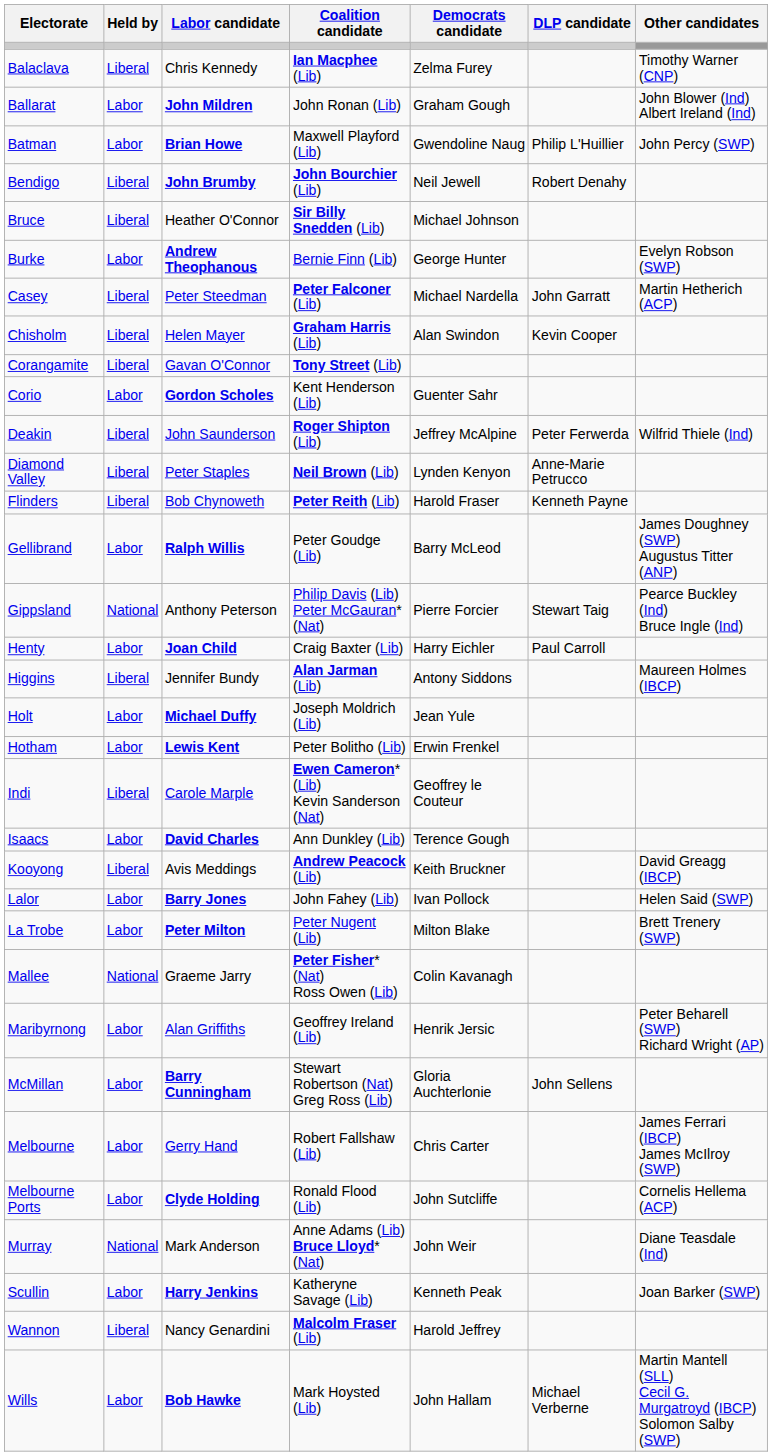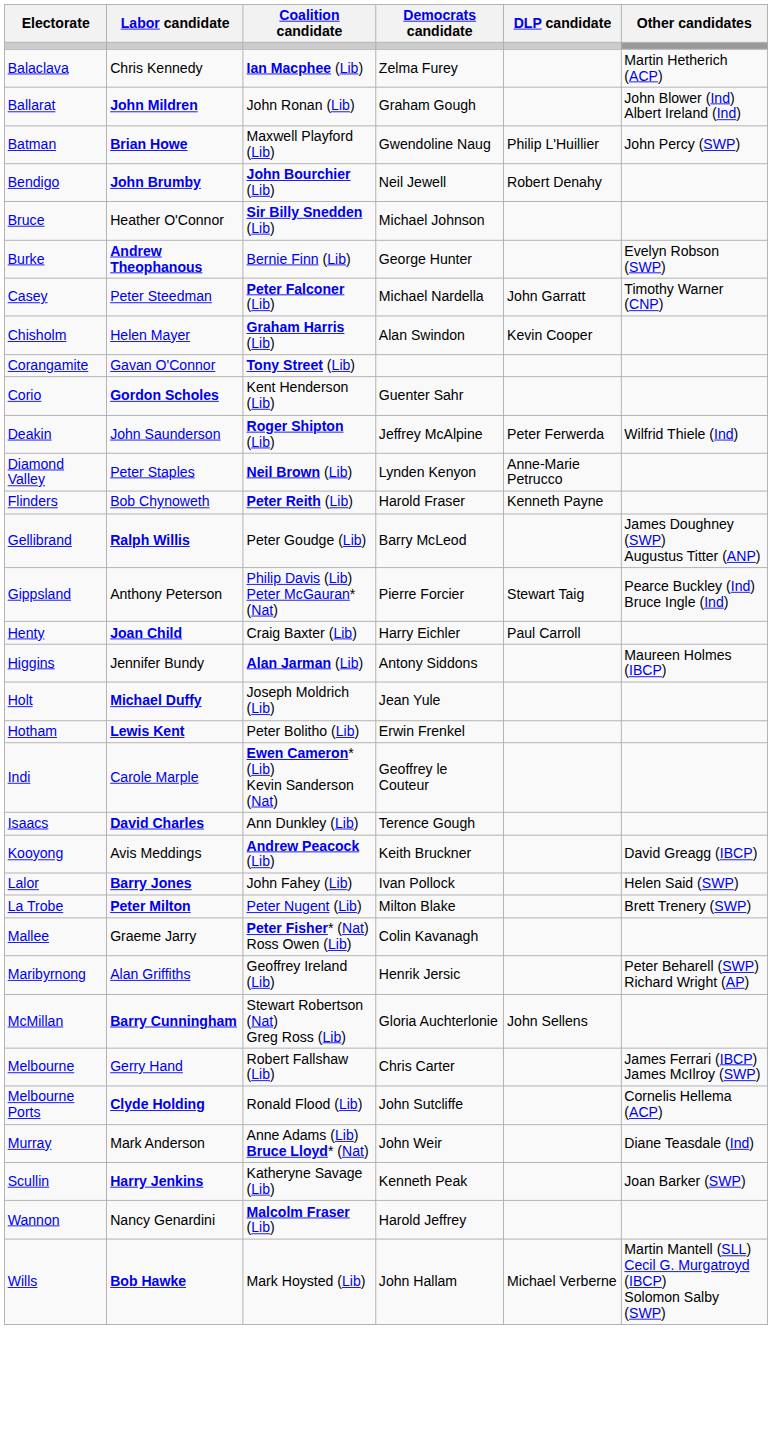- column: (133, 23)
(689, 68) Timothy Warner (CNP) -> (676, 68) Martin Hetherich (ACP)
(691, 297) Martin Hetherich (ACP) -> (674, 297) Timothy Warner (CNP)
